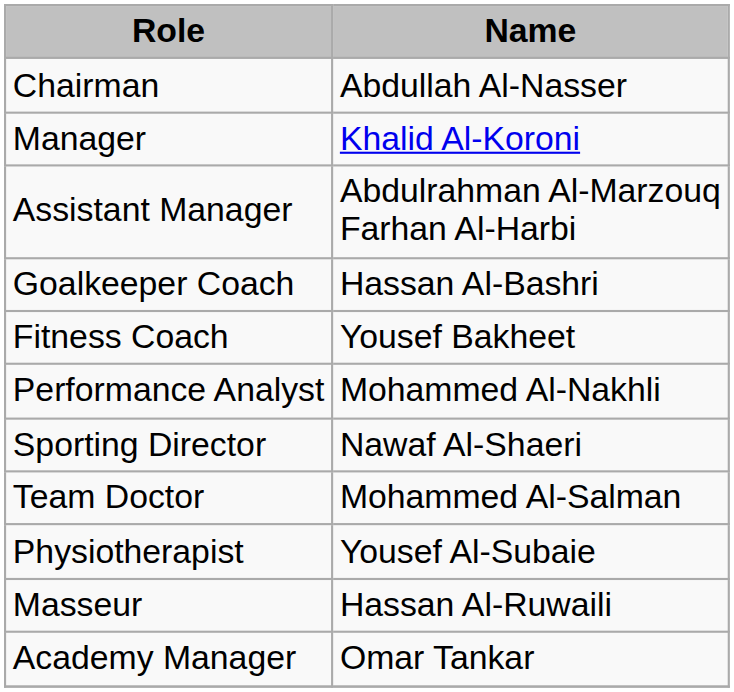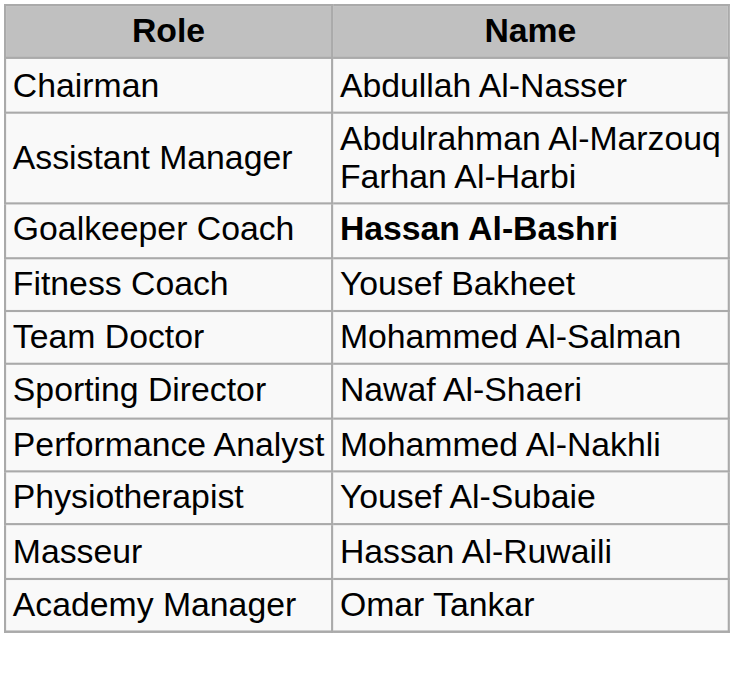- row: (79, 138)
(469, 283) normal -> (479, 229) bold
rows swapped: (169, 390) <-> (109, 497)
